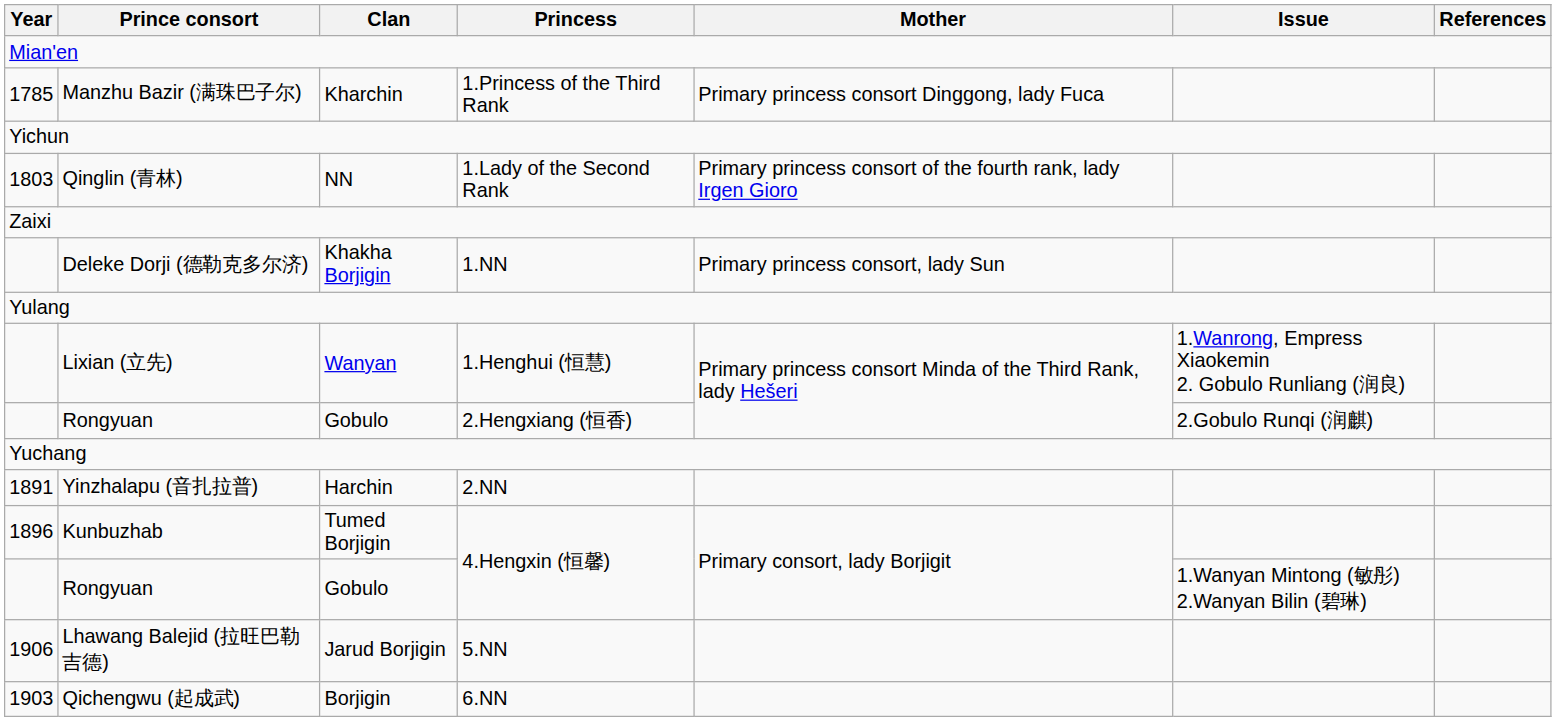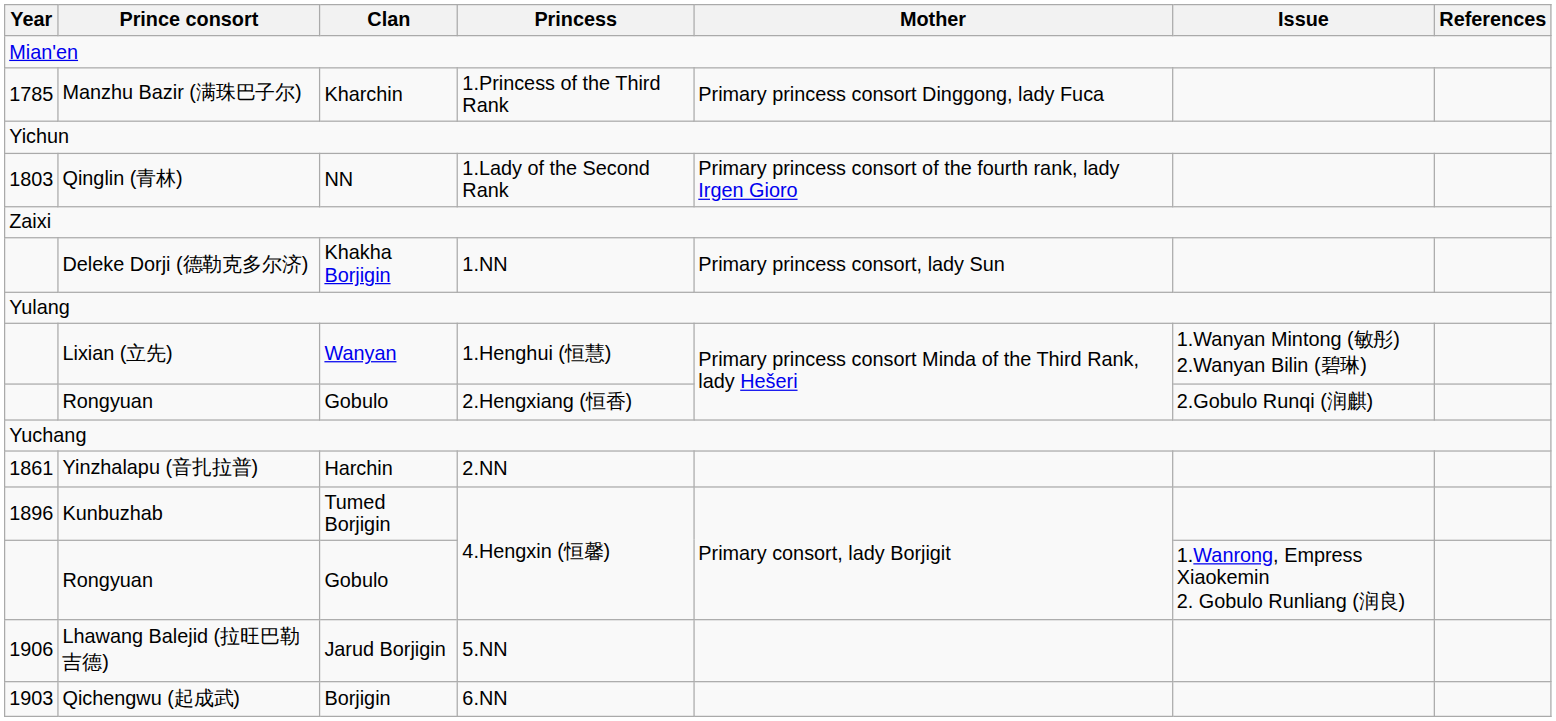(1291, 361) 1.Wanrong, Empress Xiaokemin 2. Gobulo Runliang (润良) -> (1288, 353) 1.Wanyan Mintong (敏彤) 2.Wanyan Bilin (碧琳)
(31, 487) 1891 -> (31, 468) 1861
(1288, 588) 1.Wanyan Mintong (敏彤) 2.Wanyan Bilin (碧琳) -> (1291, 578) 1.Wanrong, Empress Xiaokemin 2. Gobulo Runliang (润良)
